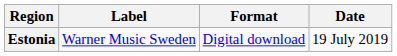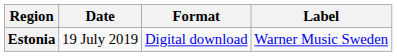columns swapped: (350, 16) <-> (129, 16)
